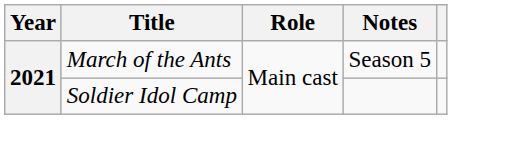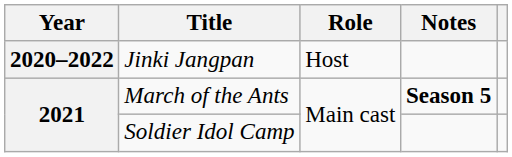+ row: (189, 59)
(390, 59) normal -> (449, 95) bold
